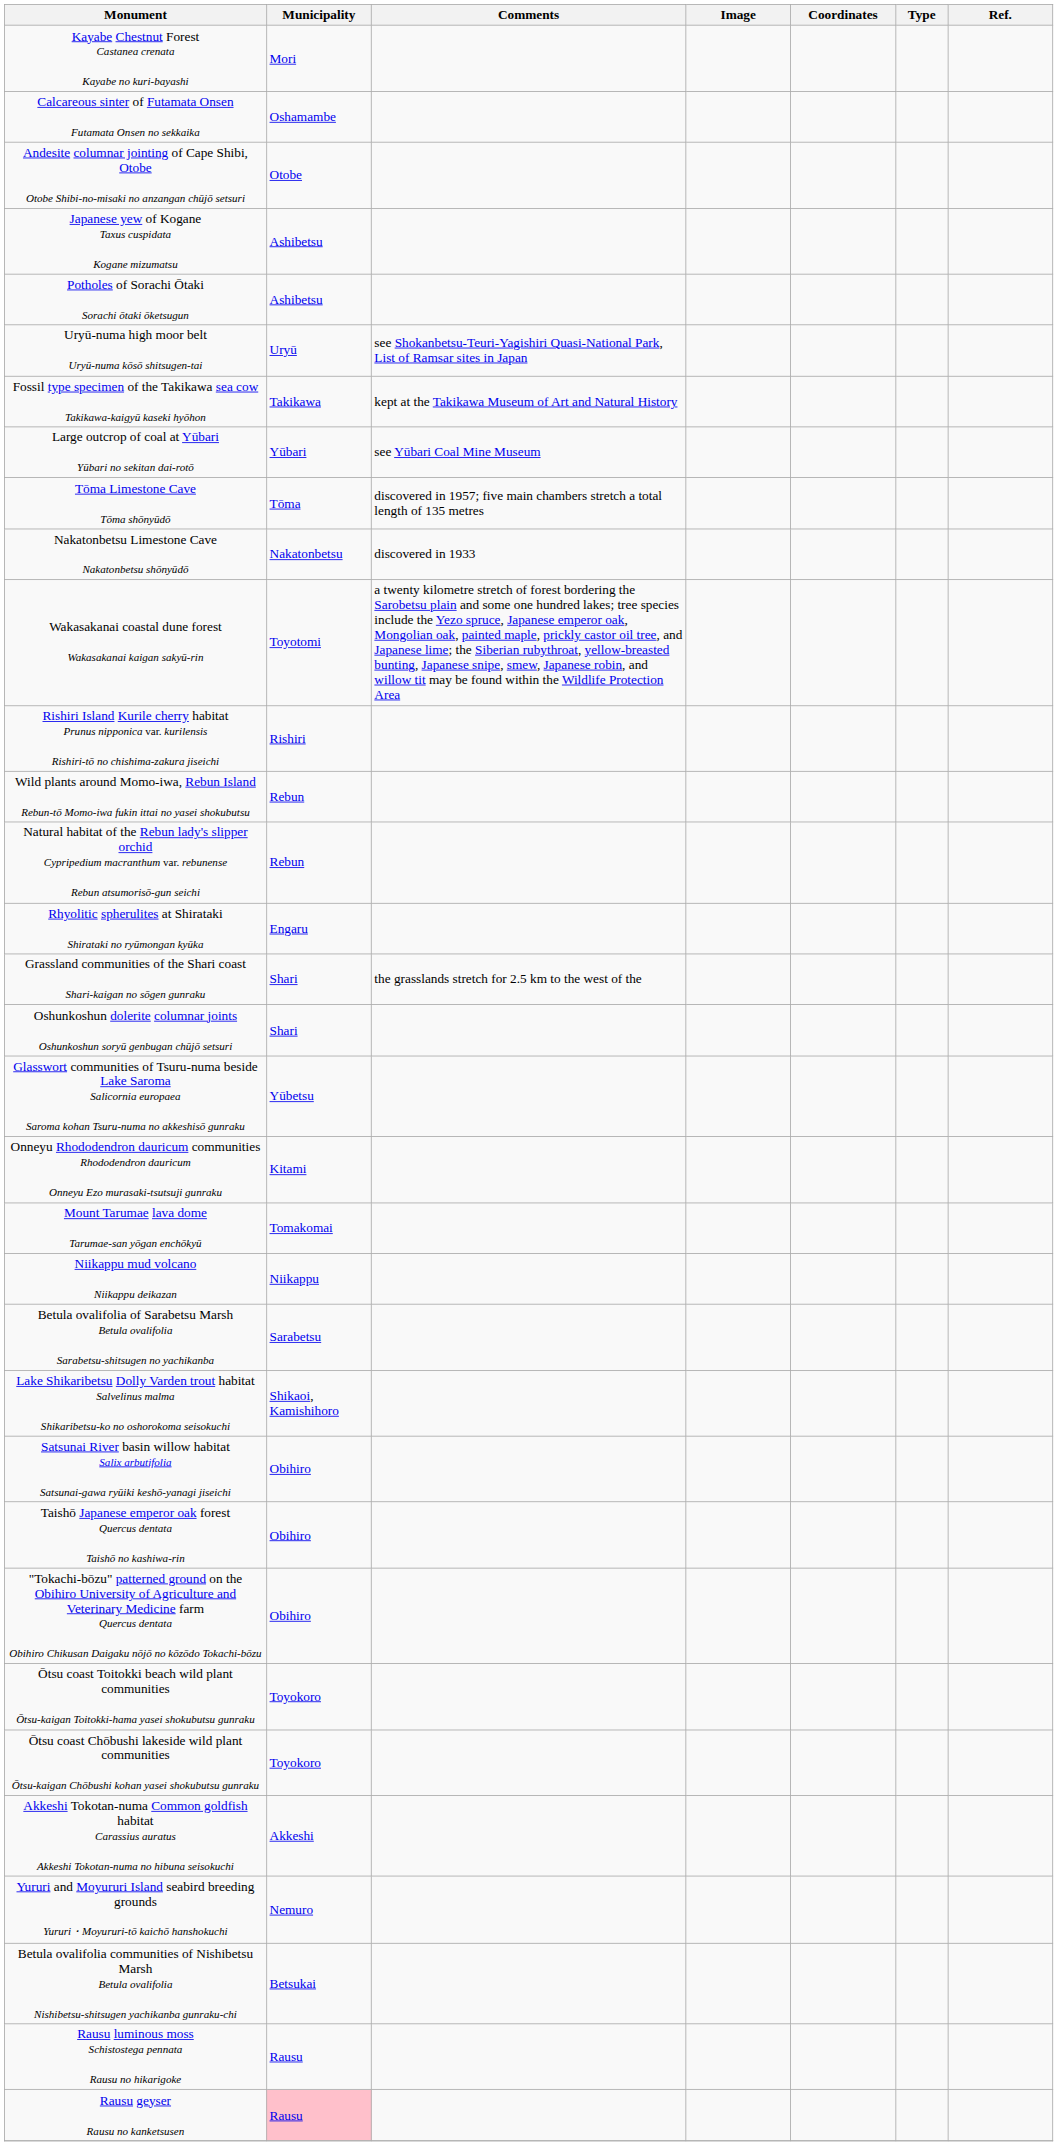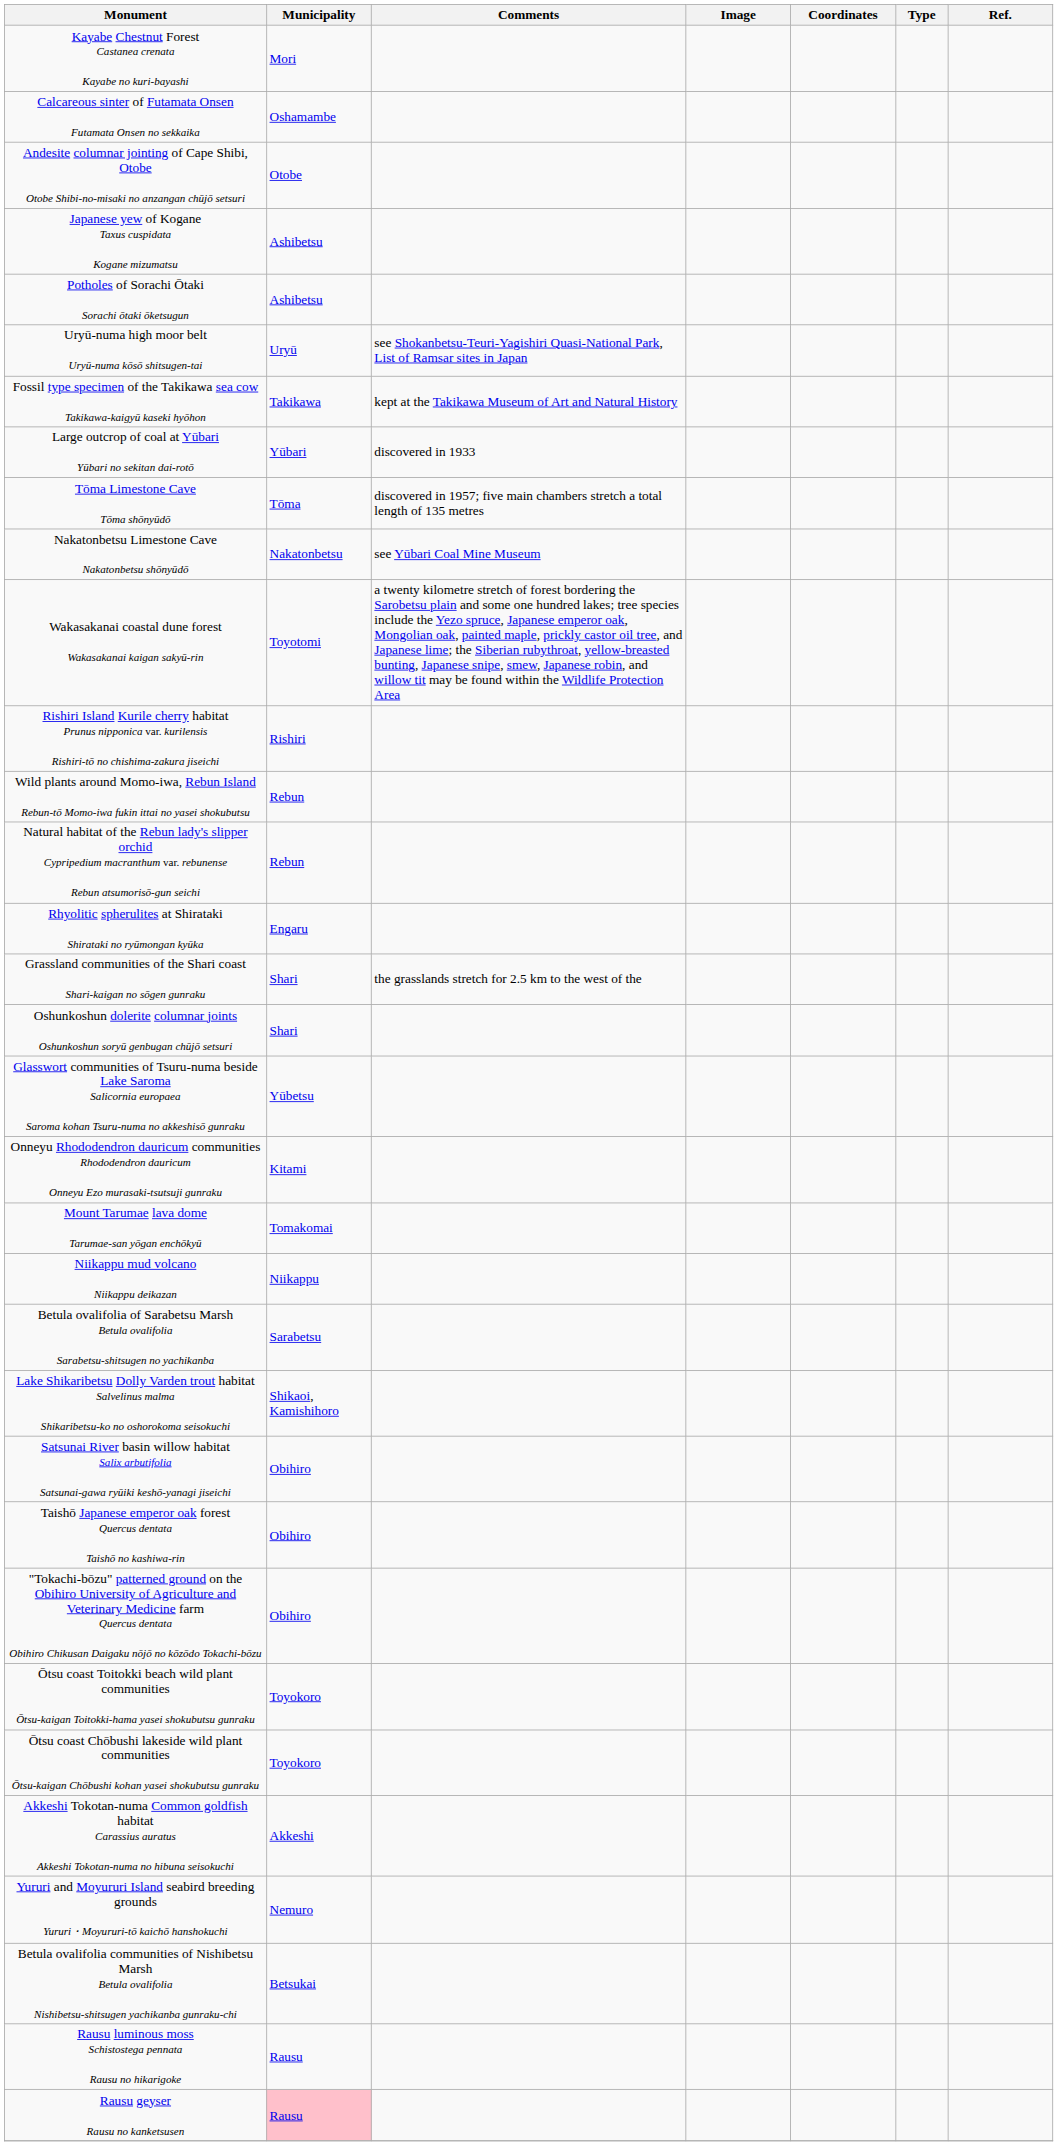(457, 452) see Yūbari Coal Mine Museum -> (425, 452) discovered in 1933
(425, 554) discovered in 1933 -> (457, 554) see Yūbari Coal Mine Museum
